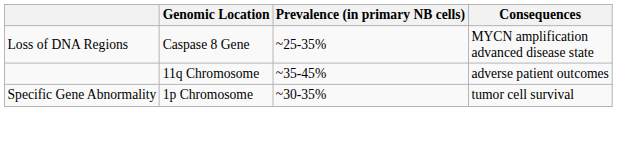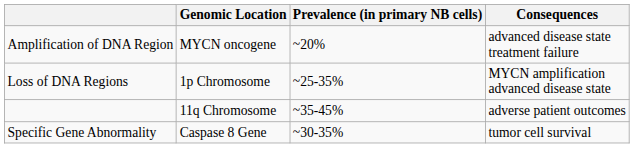+ row: (90, 44)
(206, 44) Caspase 8 Gene -> (225, 81) 1p Chromosome
(208, 95) 1p Chromosome -> (223, 132) Caspase 8 Gene
